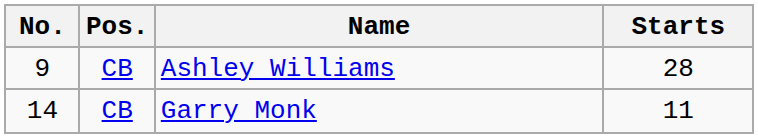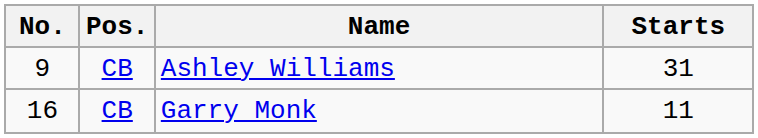(678, 69) 28 -> (678, 69) 31
(42, 111) 14 -> (42, 111) 16
